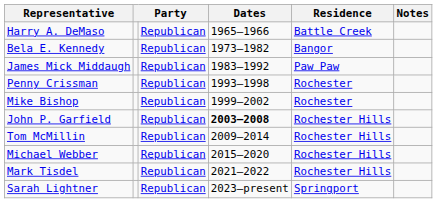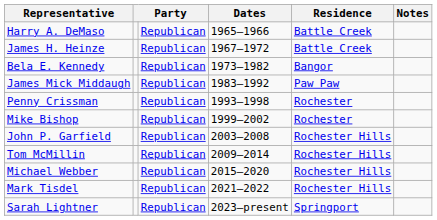+ row: (56, 48)
(240, 119) bold -> (240, 136) normal
